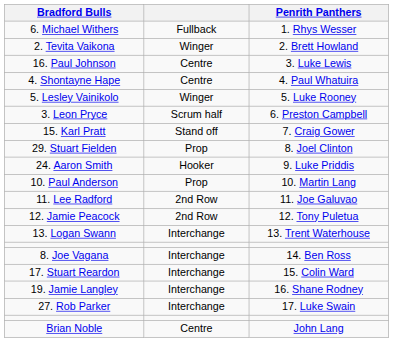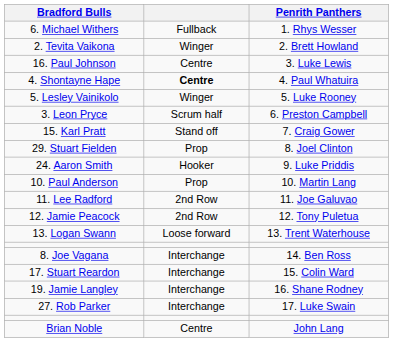(196, 81) normal -> (196, 81) bold
(196, 234) Interchange -> (196, 234) Loose forward
